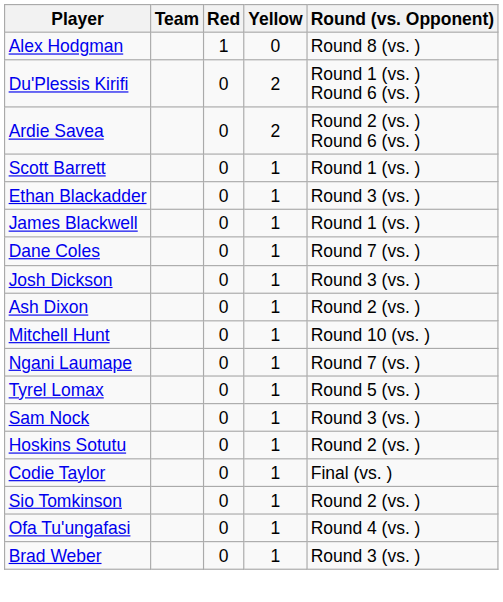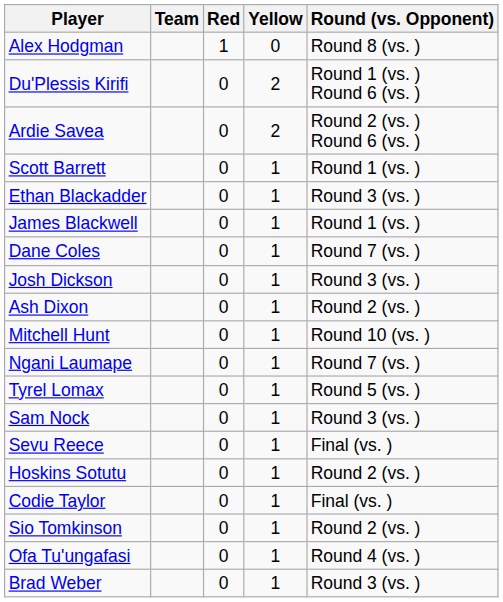+ row: (56, 445)
